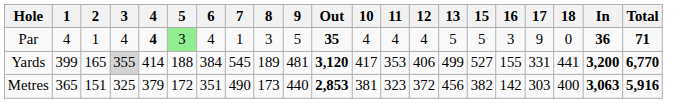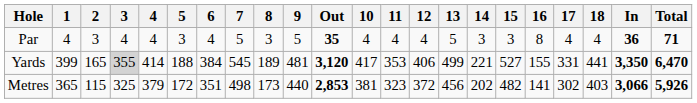+ column: (482, 16)
(95, 39) 1 -> (95, 39) 3
(153, 39) bold -> (153, 39) normal
(182, 39) lightgreen background -> (182, 39) no background
(240, 39) 1 -> (240, 39) 5
(482, 39) 5 -> (511, 39) 3
(511, 39) 3 -> (539, 39) 8
(539, 39) 9 -> (568, 39) 4
(568, 39) 0 -> (597, 39) 4
(603, 62) 3,200 -> (632, 62) 3,350
(643, 62) 6,770 -> (671, 62) 6,470
(95, 86) 151 -> (95, 86) 115
(240, 86) 490 -> (240, 86) 498
(482, 86) 382 -> (511, 86) 482
(511, 86) 142 -> (539, 86) 141
(539, 86) 303 -> (568, 86) 302
(568, 86) 400 -> (597, 86) 403
(603, 86) 3,063 -> (632, 86) 3,066
(643, 86) 5,916 -> (671, 86) 5,926
